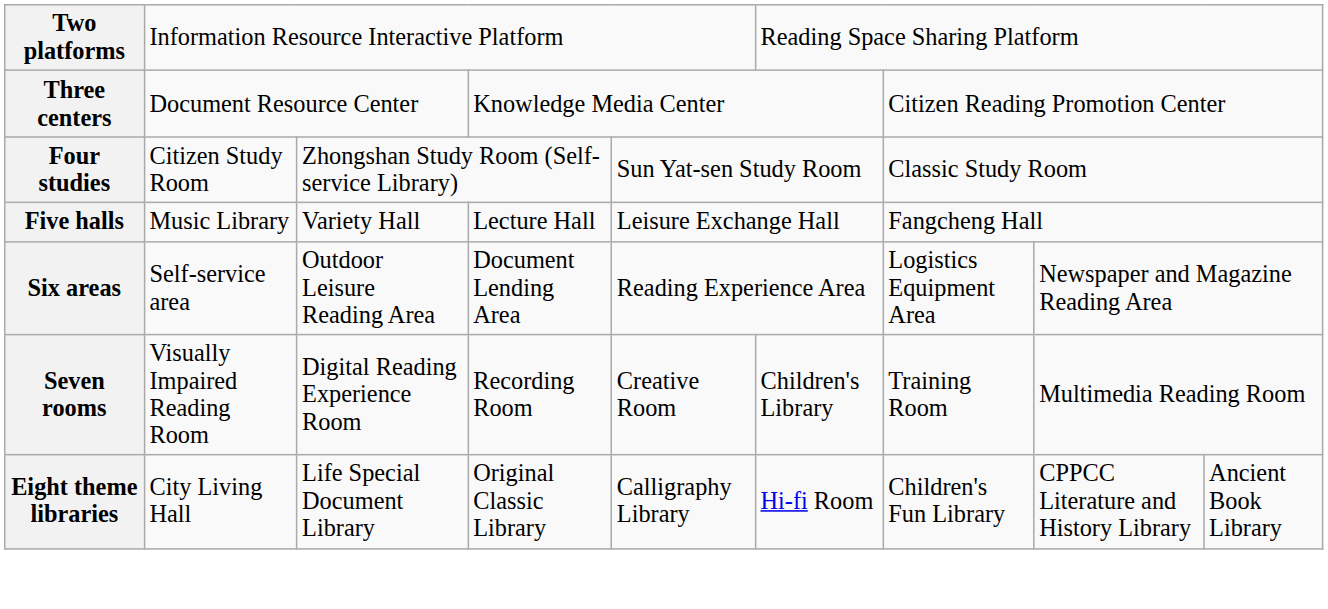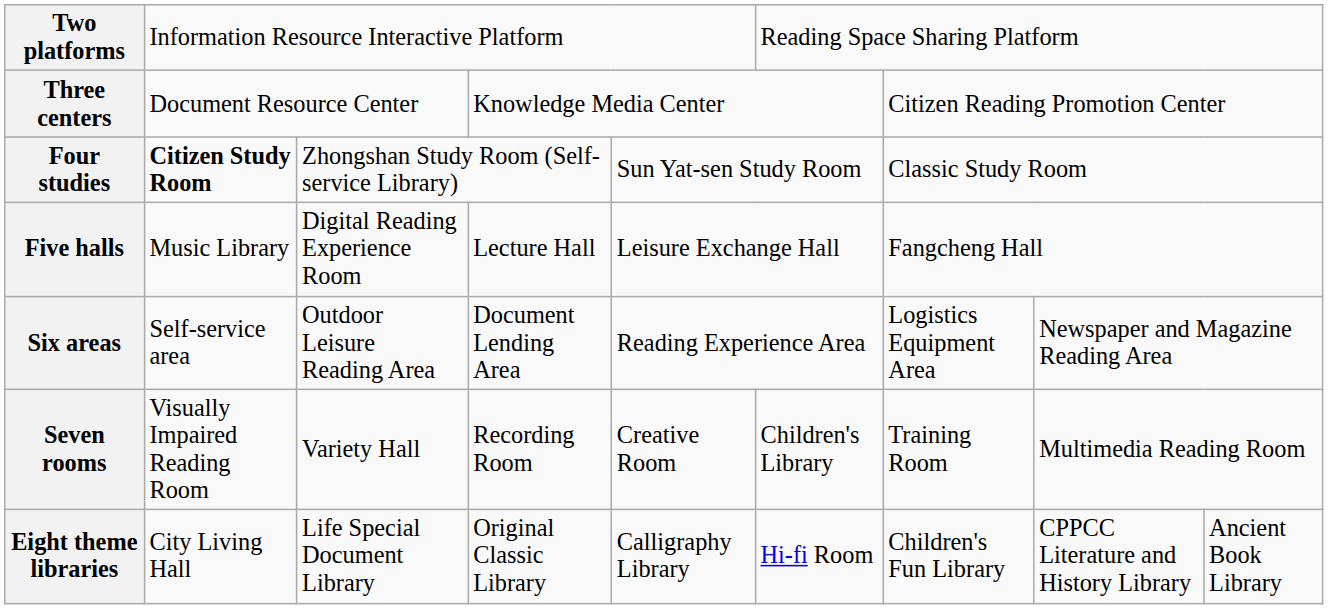(216, 169) normal -> (220, 169) bold
(361, 221) Variety Hall -> (379, 248) Digital Reading Experience Room
(379, 394) Digital Reading Experience Room -> (361, 449) Variety Hall
